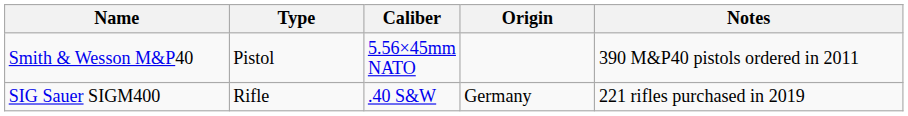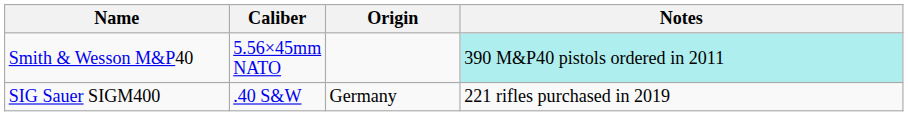- column: (296, 18)
(729, 57) no background -> (594, 57) paleturquoise background
